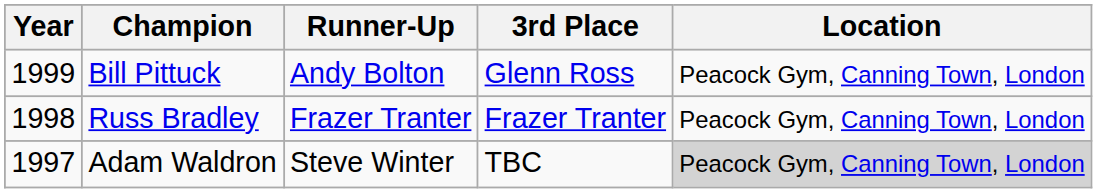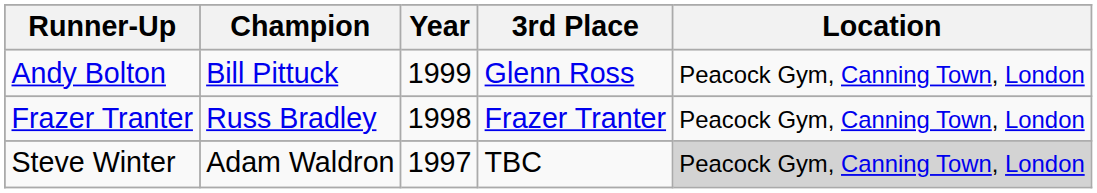columns swapped: (43, 27) <-> (381, 27)
